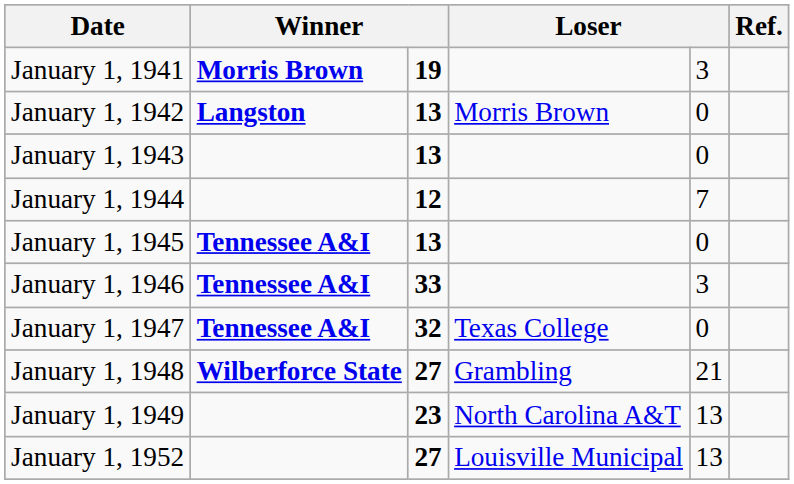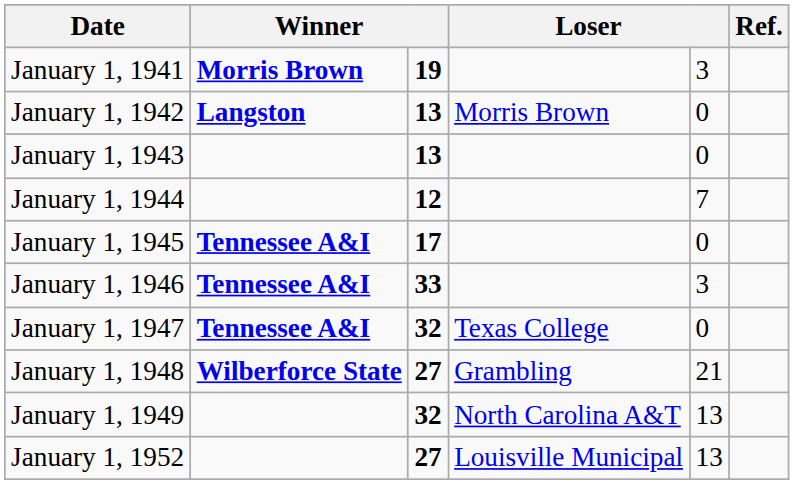(428, 241) 13 -> (428, 241) 17
(428, 414) 23 -> (428, 414) 32
